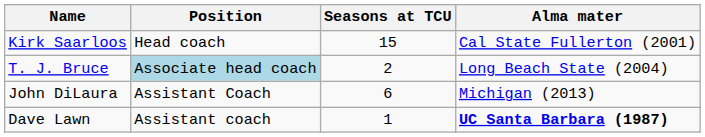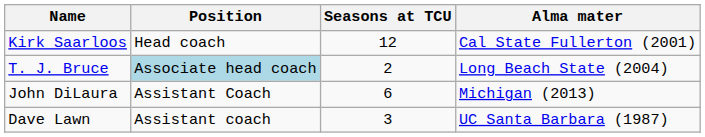(388, 43) 15 -> (388, 43) 12
(388, 119) 1 -> (388, 119) 3
(564, 119) bold -> (564, 119) normal
